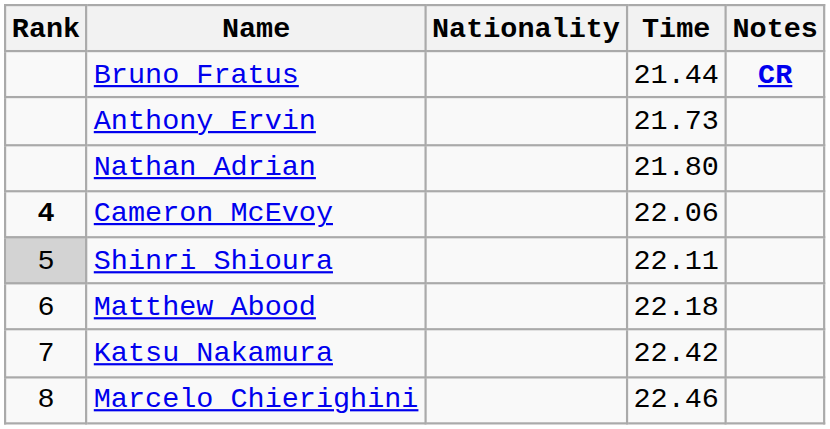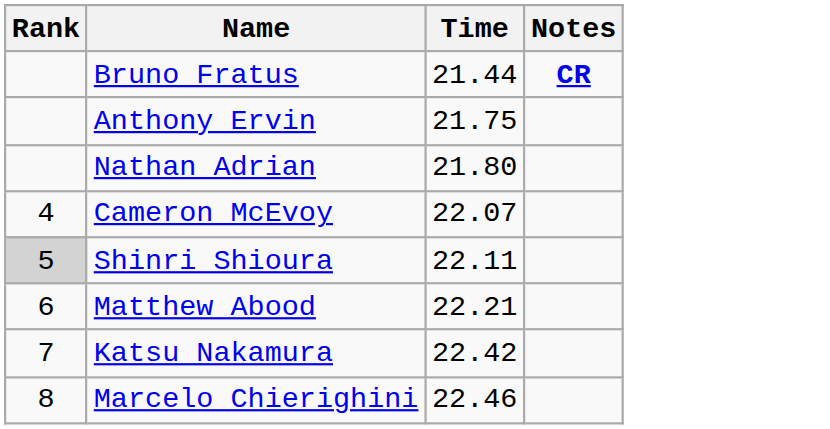- column: (526, 28)
(676, 121) 21.73 -> (475, 121) 21.75
(46, 214) bold -> (46, 214) normal
(676, 214) 22.06 -> (475, 214) 22.07
(676, 307) 22.18 -> (475, 307) 22.21
